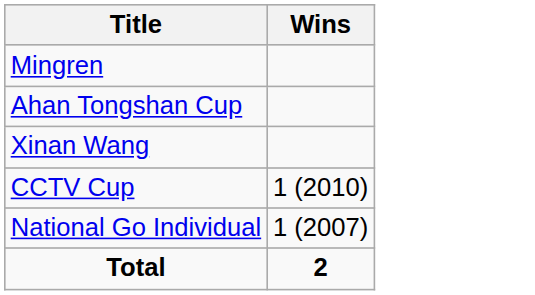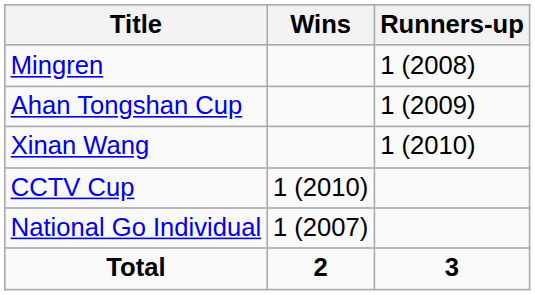+ column: (452, 24)
